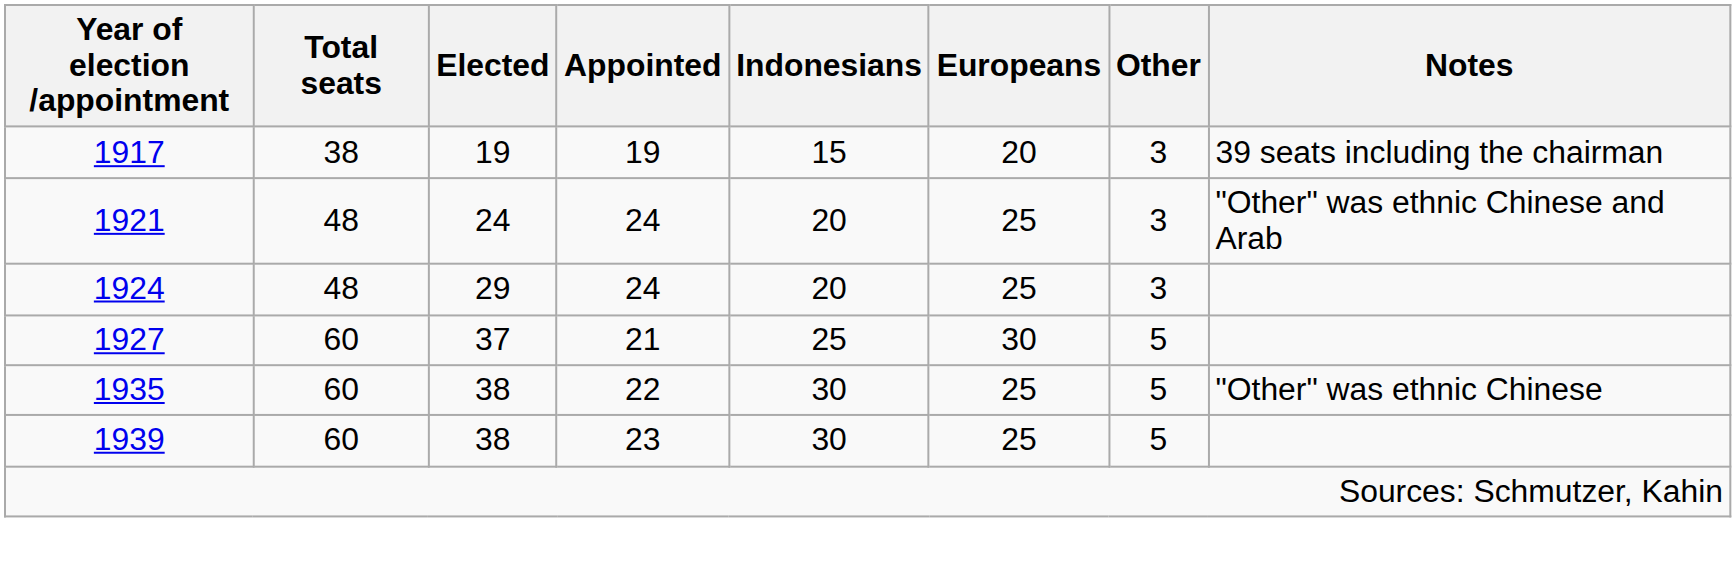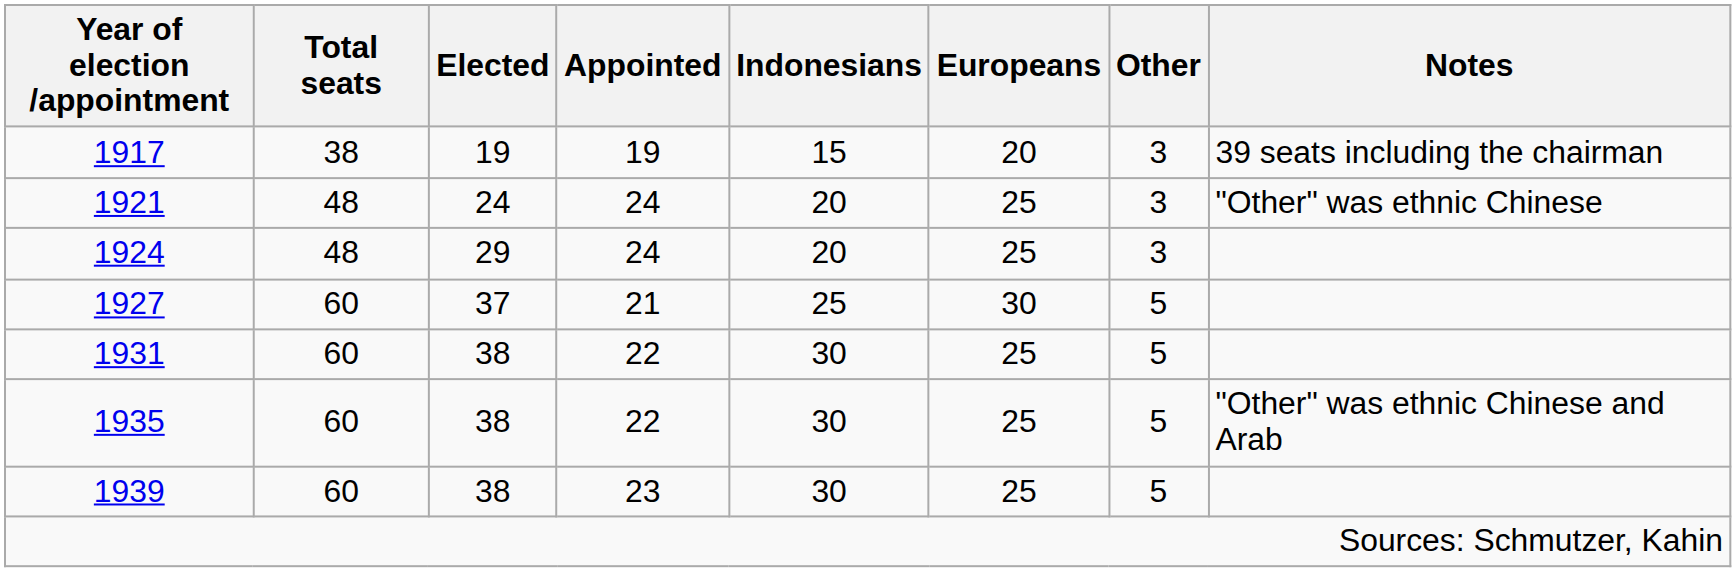(1440, 220) "Other" was ethnic Chinese and Arab -> (1409, 202) "Other" was ethnic Chinese
+ row: (129, 353)
(1409, 389) "Other" was ethnic Chinese -> (1440, 422) "Other" was ethnic Chinese and Arab
